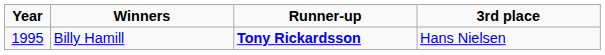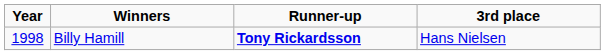(27, 38) 1995 -> (27, 38) 1998
